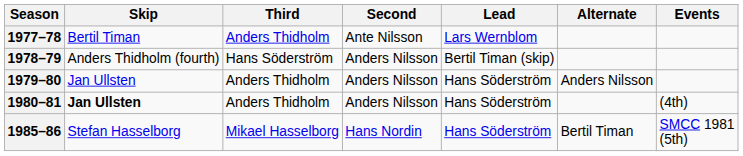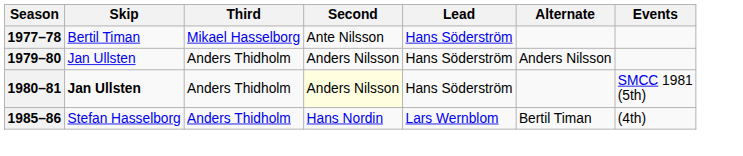(278, 37) Anders Thidholm -> (244, 37) Mikael Hasselborg
(491, 37) Lars Wernblom -> (459, 37) Hans Söderström
- row: (34, 59)
(392, 102) no background -> (353, 88) lightyellow background
(674, 102) (4th) -> (655, 88) SMCC 1981 (5th)
(282, 132) Mikael Hasselborg -> (239, 118) Anders Thidholm
(498, 132) Hans Söderström -> (452, 118) Lars Wernblom
(697, 132) SMCC 1981 (5th) -> (632, 118) (4th)
